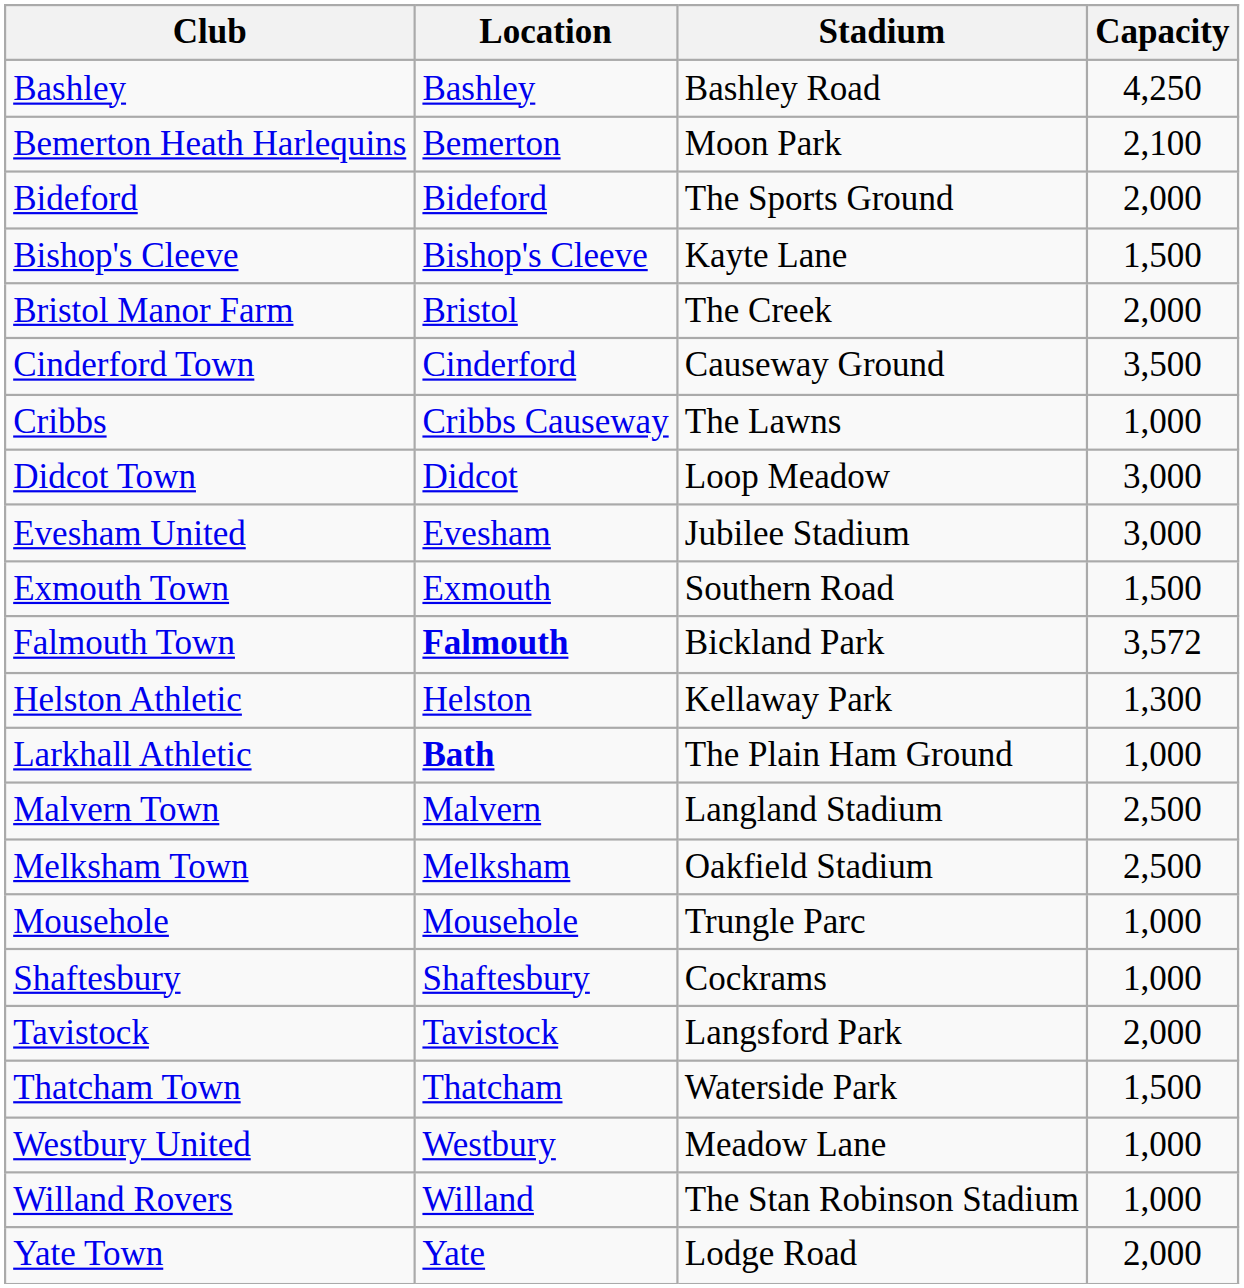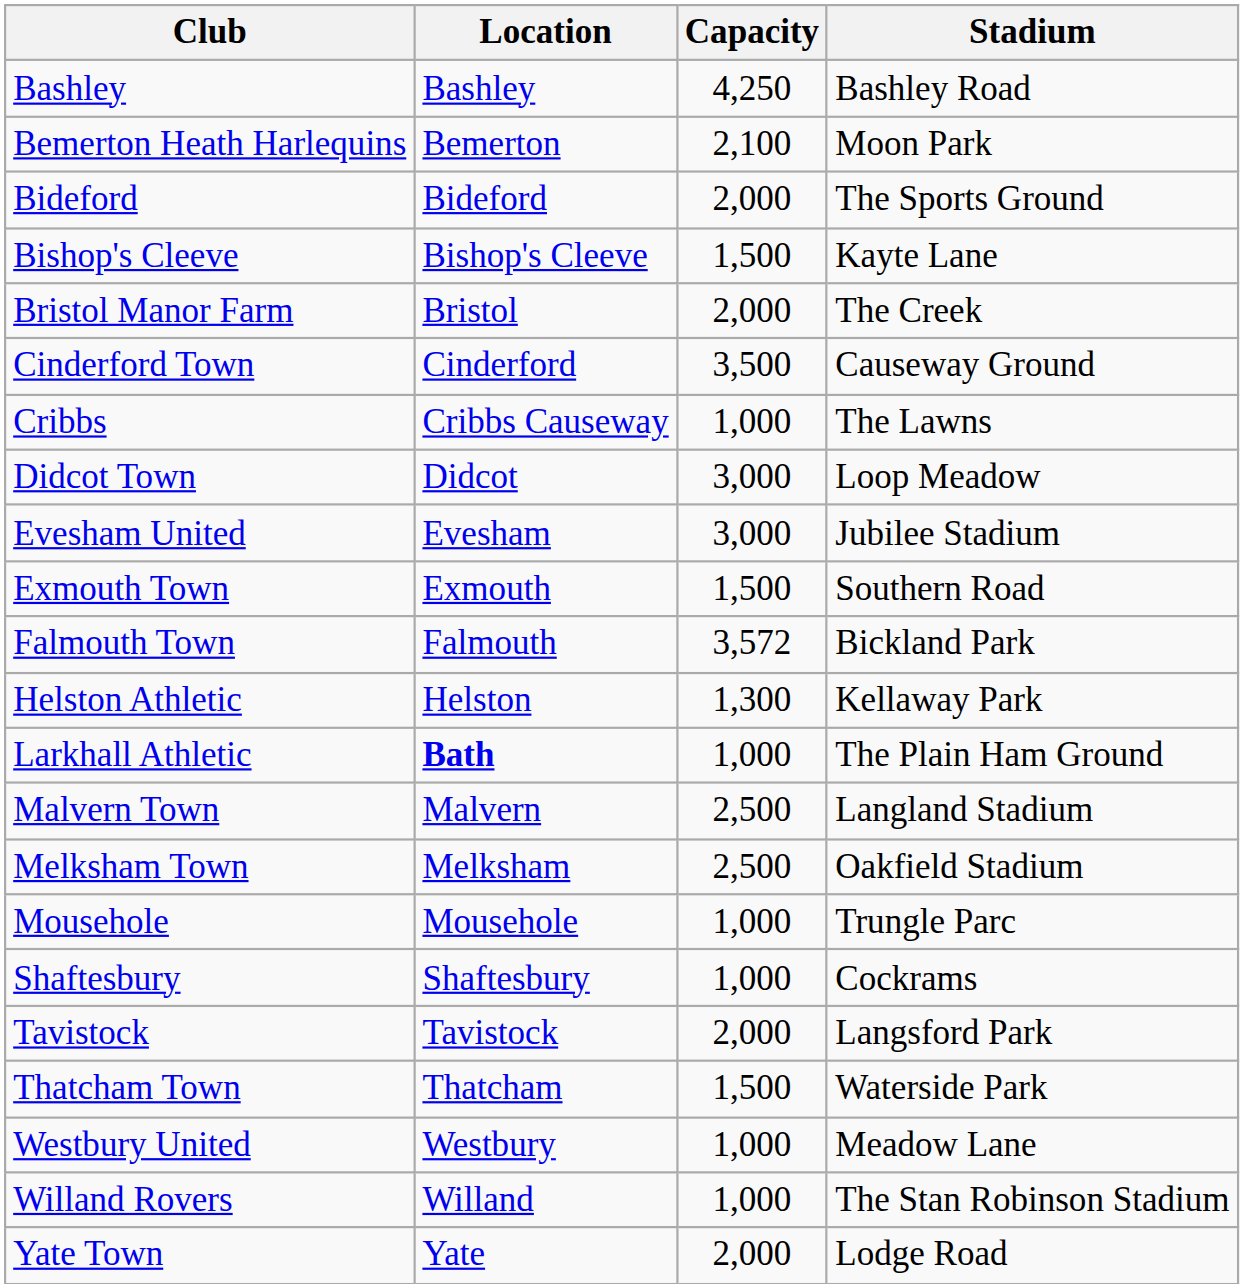columns swapped: (882, 32) <-> (1162, 32)
(495, 643) bold -> (490, 643) normal
